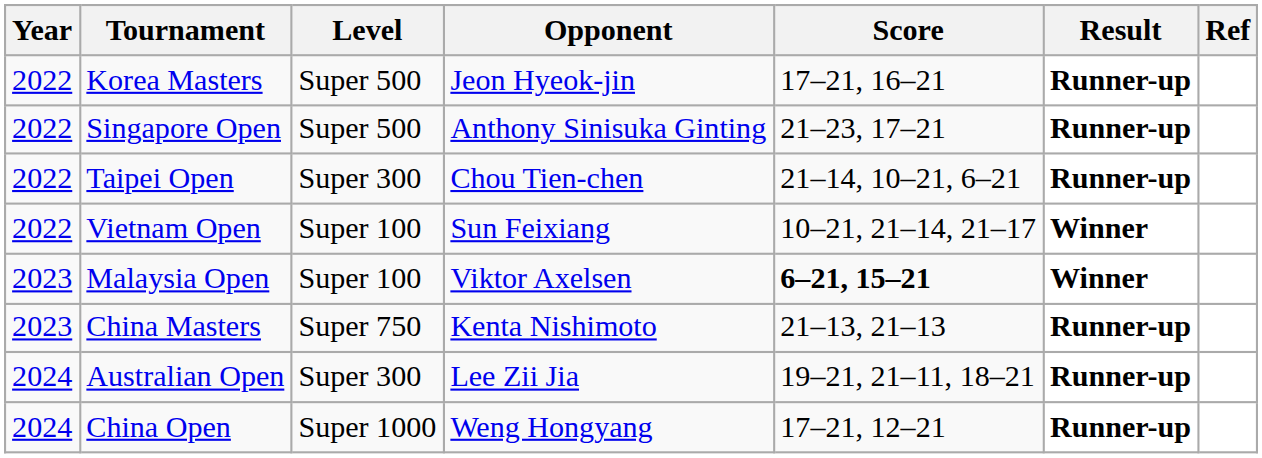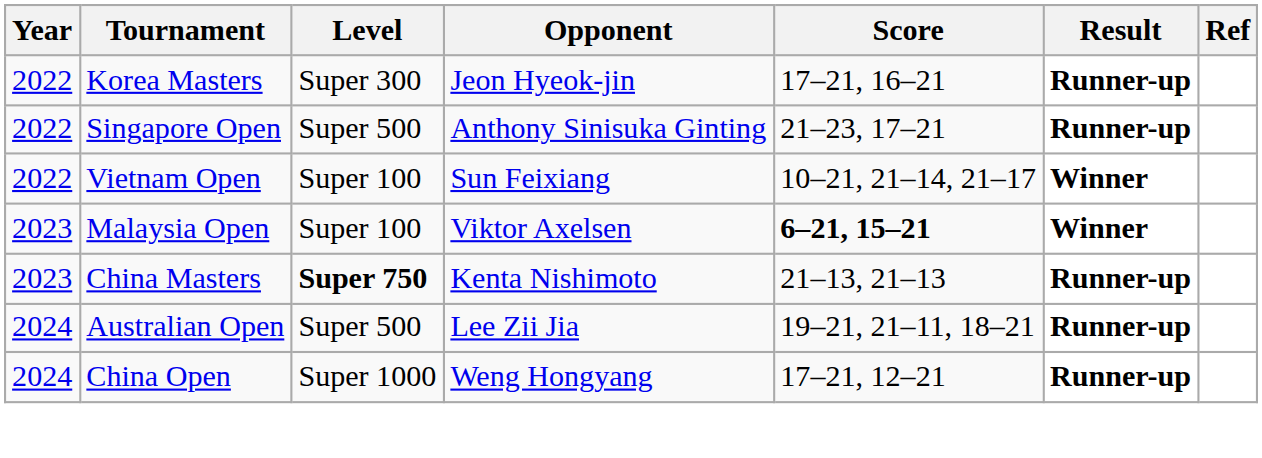(360, 79) Super 500 -> (360, 79) Super 300
- row: (160, 178)
(360, 327) normal -> (363, 277) bold
(360, 377) Super 300 -> (360, 327) Super 500
